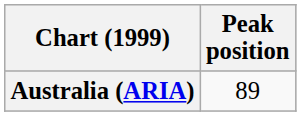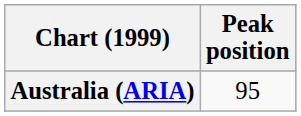(248, 90) 89 -> (248, 90) 95
